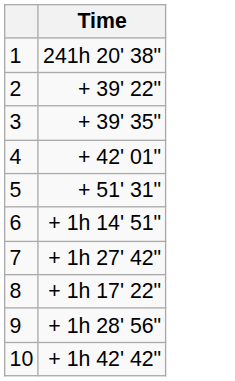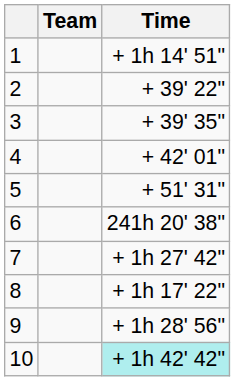+ column: (70, 21)
(102, 55) 241h 20' 38" -> (169, 55) + 1h 14' 51"
(105, 223) + 1h 14' 51" -> (166, 223) 241h 20' 38"
(105, 358) no background -> (169, 358) paleturquoise background
